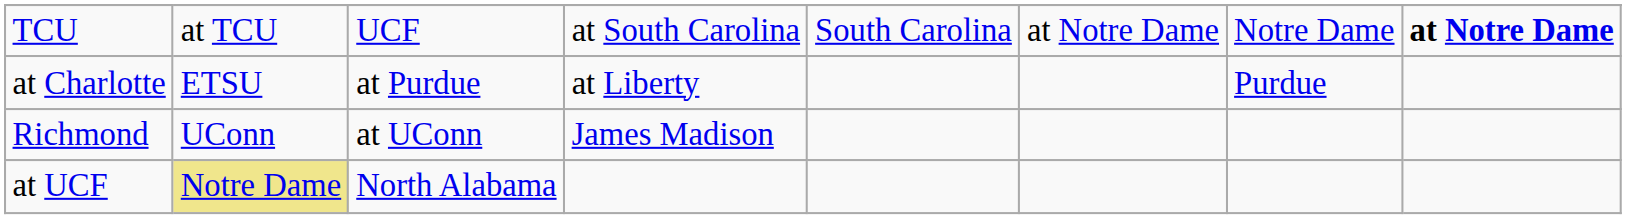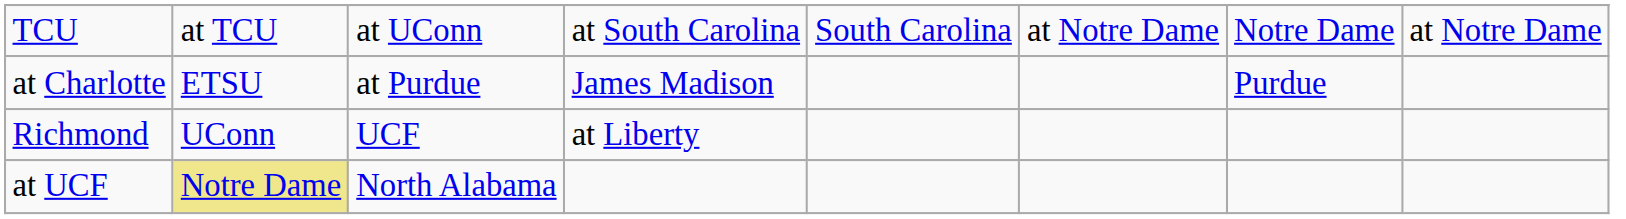(388, 30) UCF -> (419, 30) at UConn
(1512, 30) bold -> (1506, 30) normal
(636, 82) at Liberty -> (673, 82) James Madison
(419, 133) at UConn -> (388, 133) UCF
(673, 133) James Madison -> (636, 133) at Liberty
